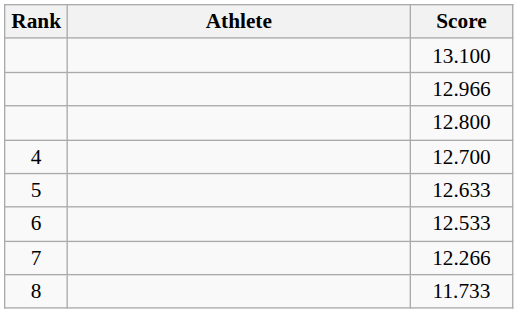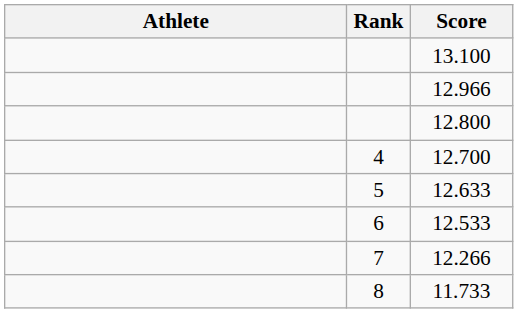columns swapped: (36, 21) <-> (239, 21)
